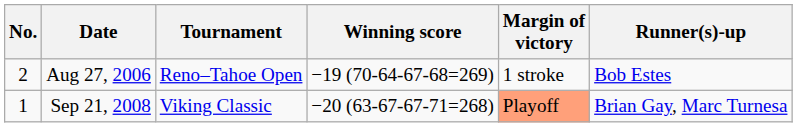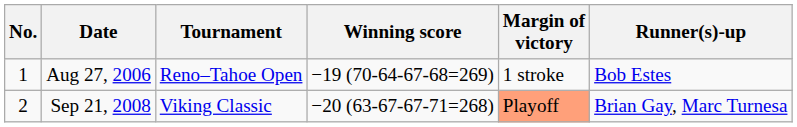(23, 74) 2 -> (23, 74) 1
(23, 106) 1 -> (23, 106) 2
